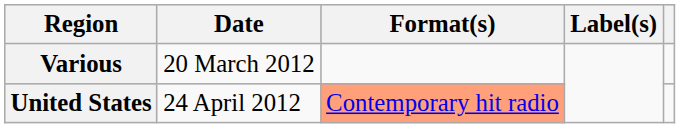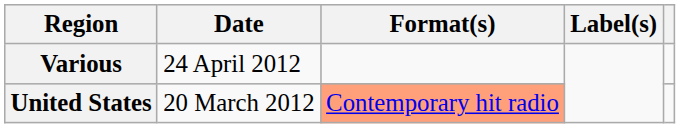(239, 63) 20 March 2012 -> (232, 63) 24 April 2012
(232, 102) 24 April 2012 -> (239, 102) 20 March 2012
